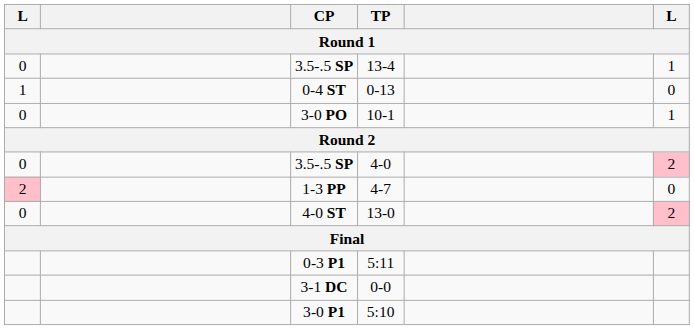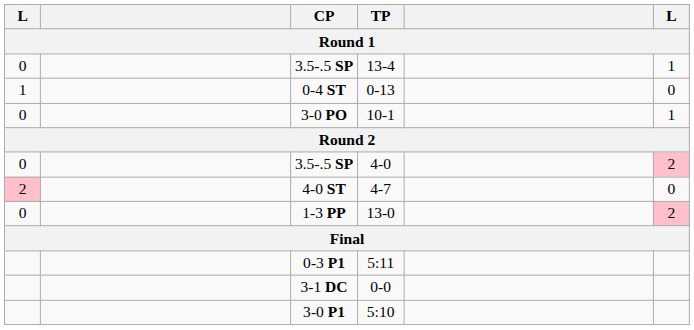(324, 189) 1-3 PP -> (324, 189) 4-0 ST
(324, 213) 4-0 ST -> (324, 213) 1-3 PP
